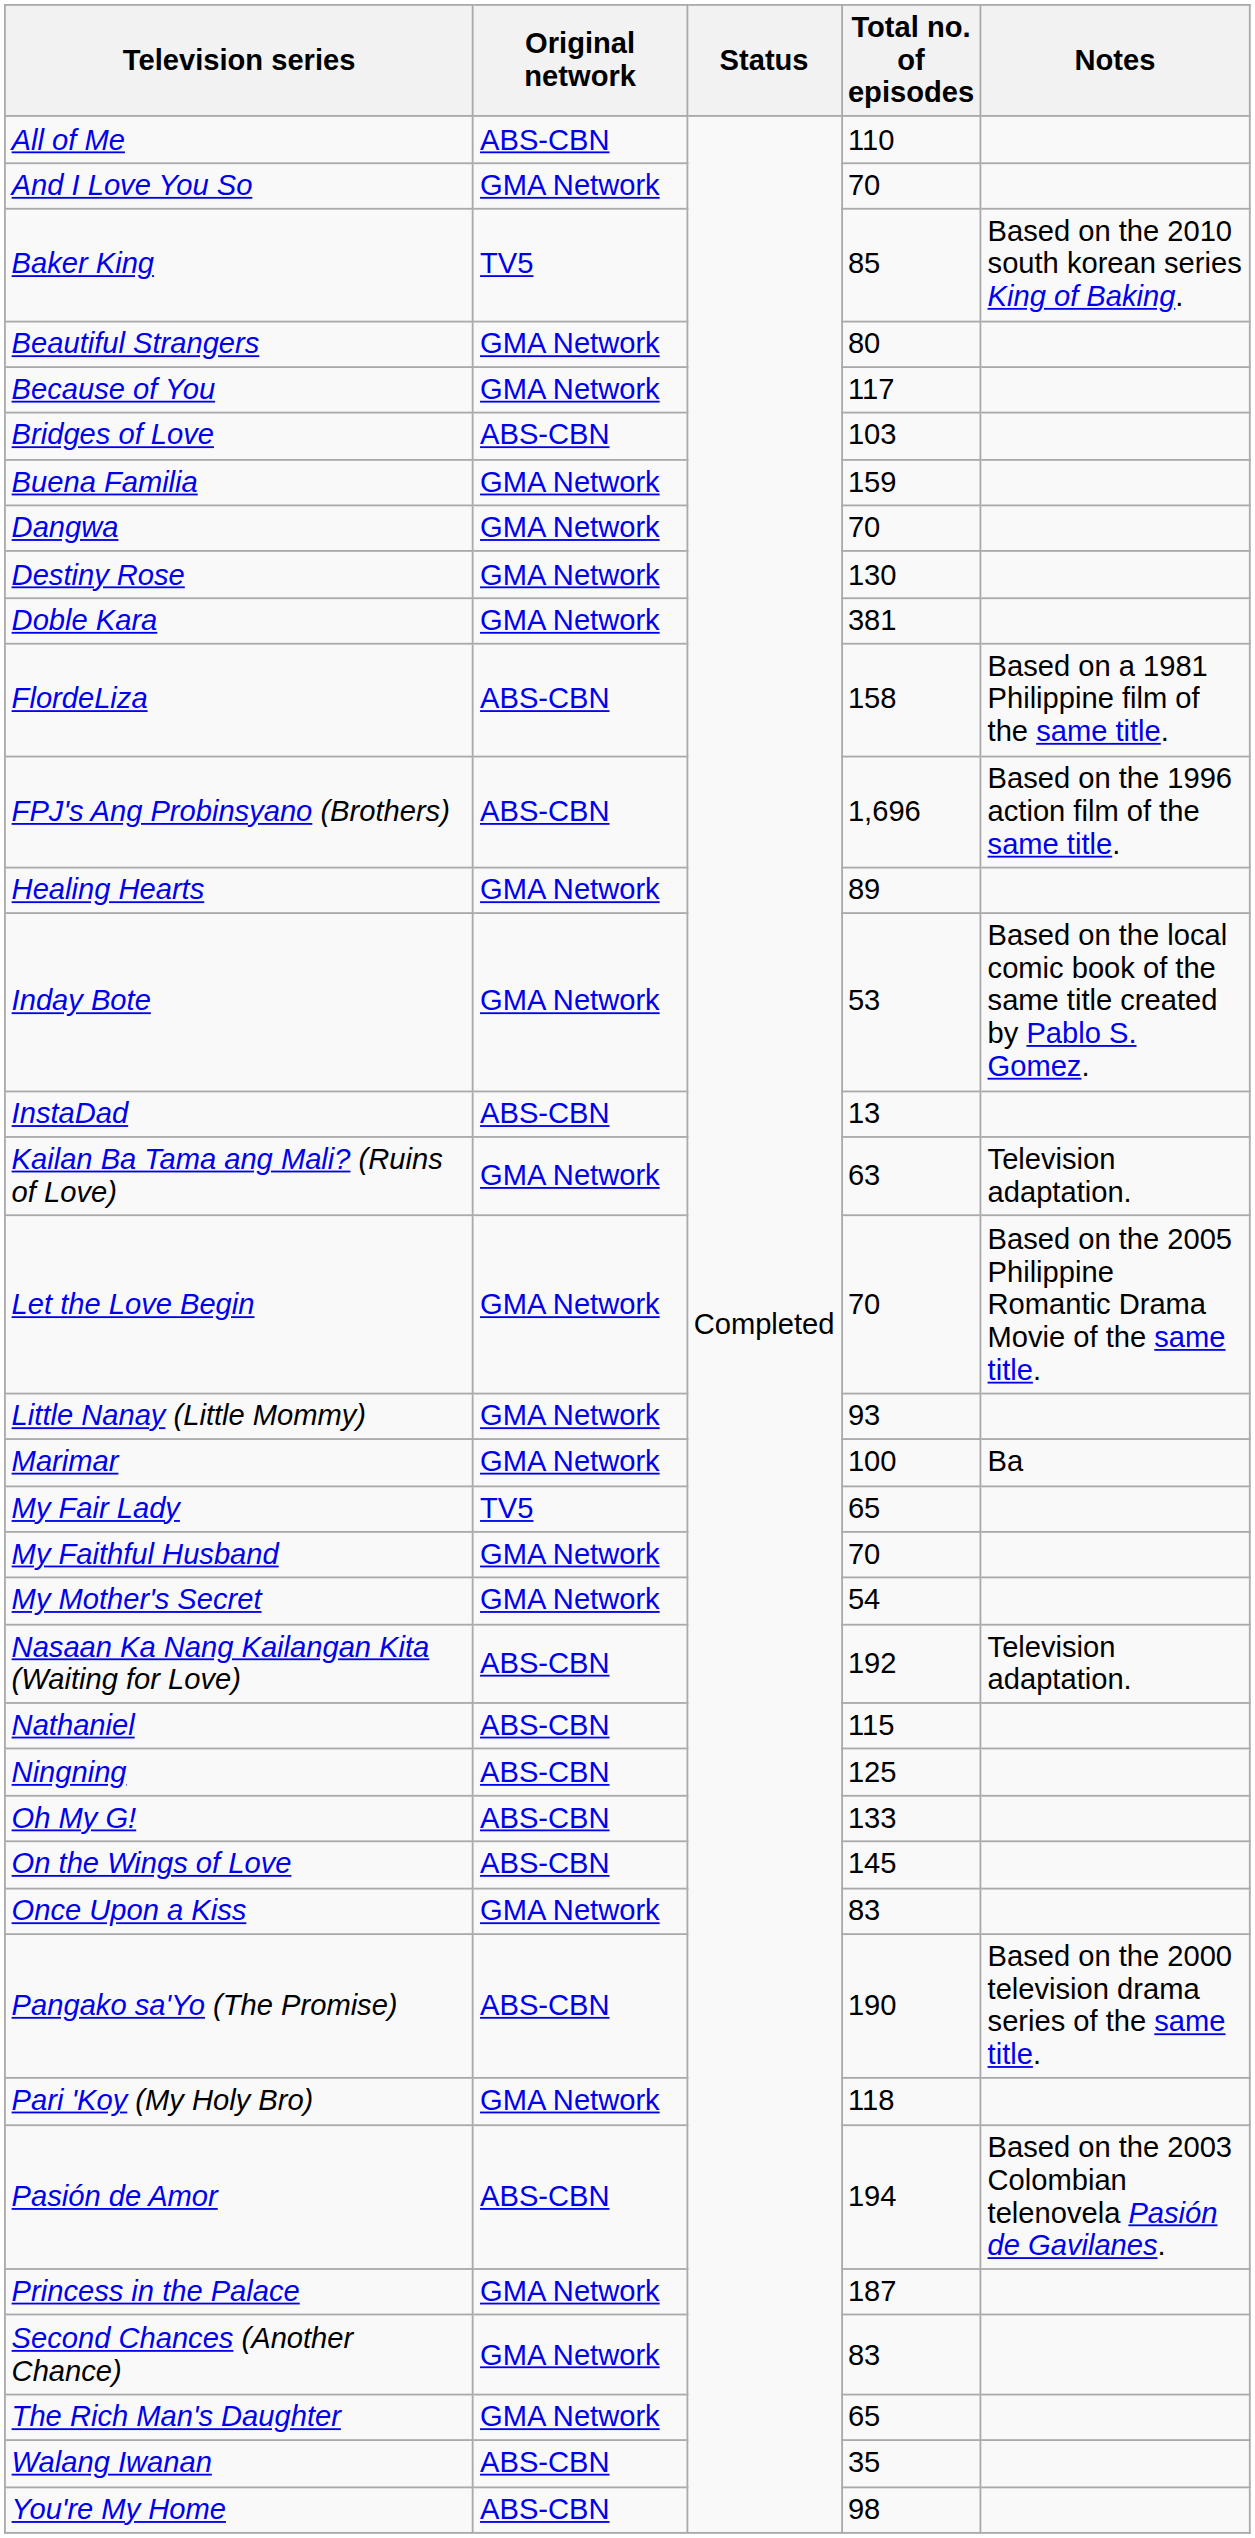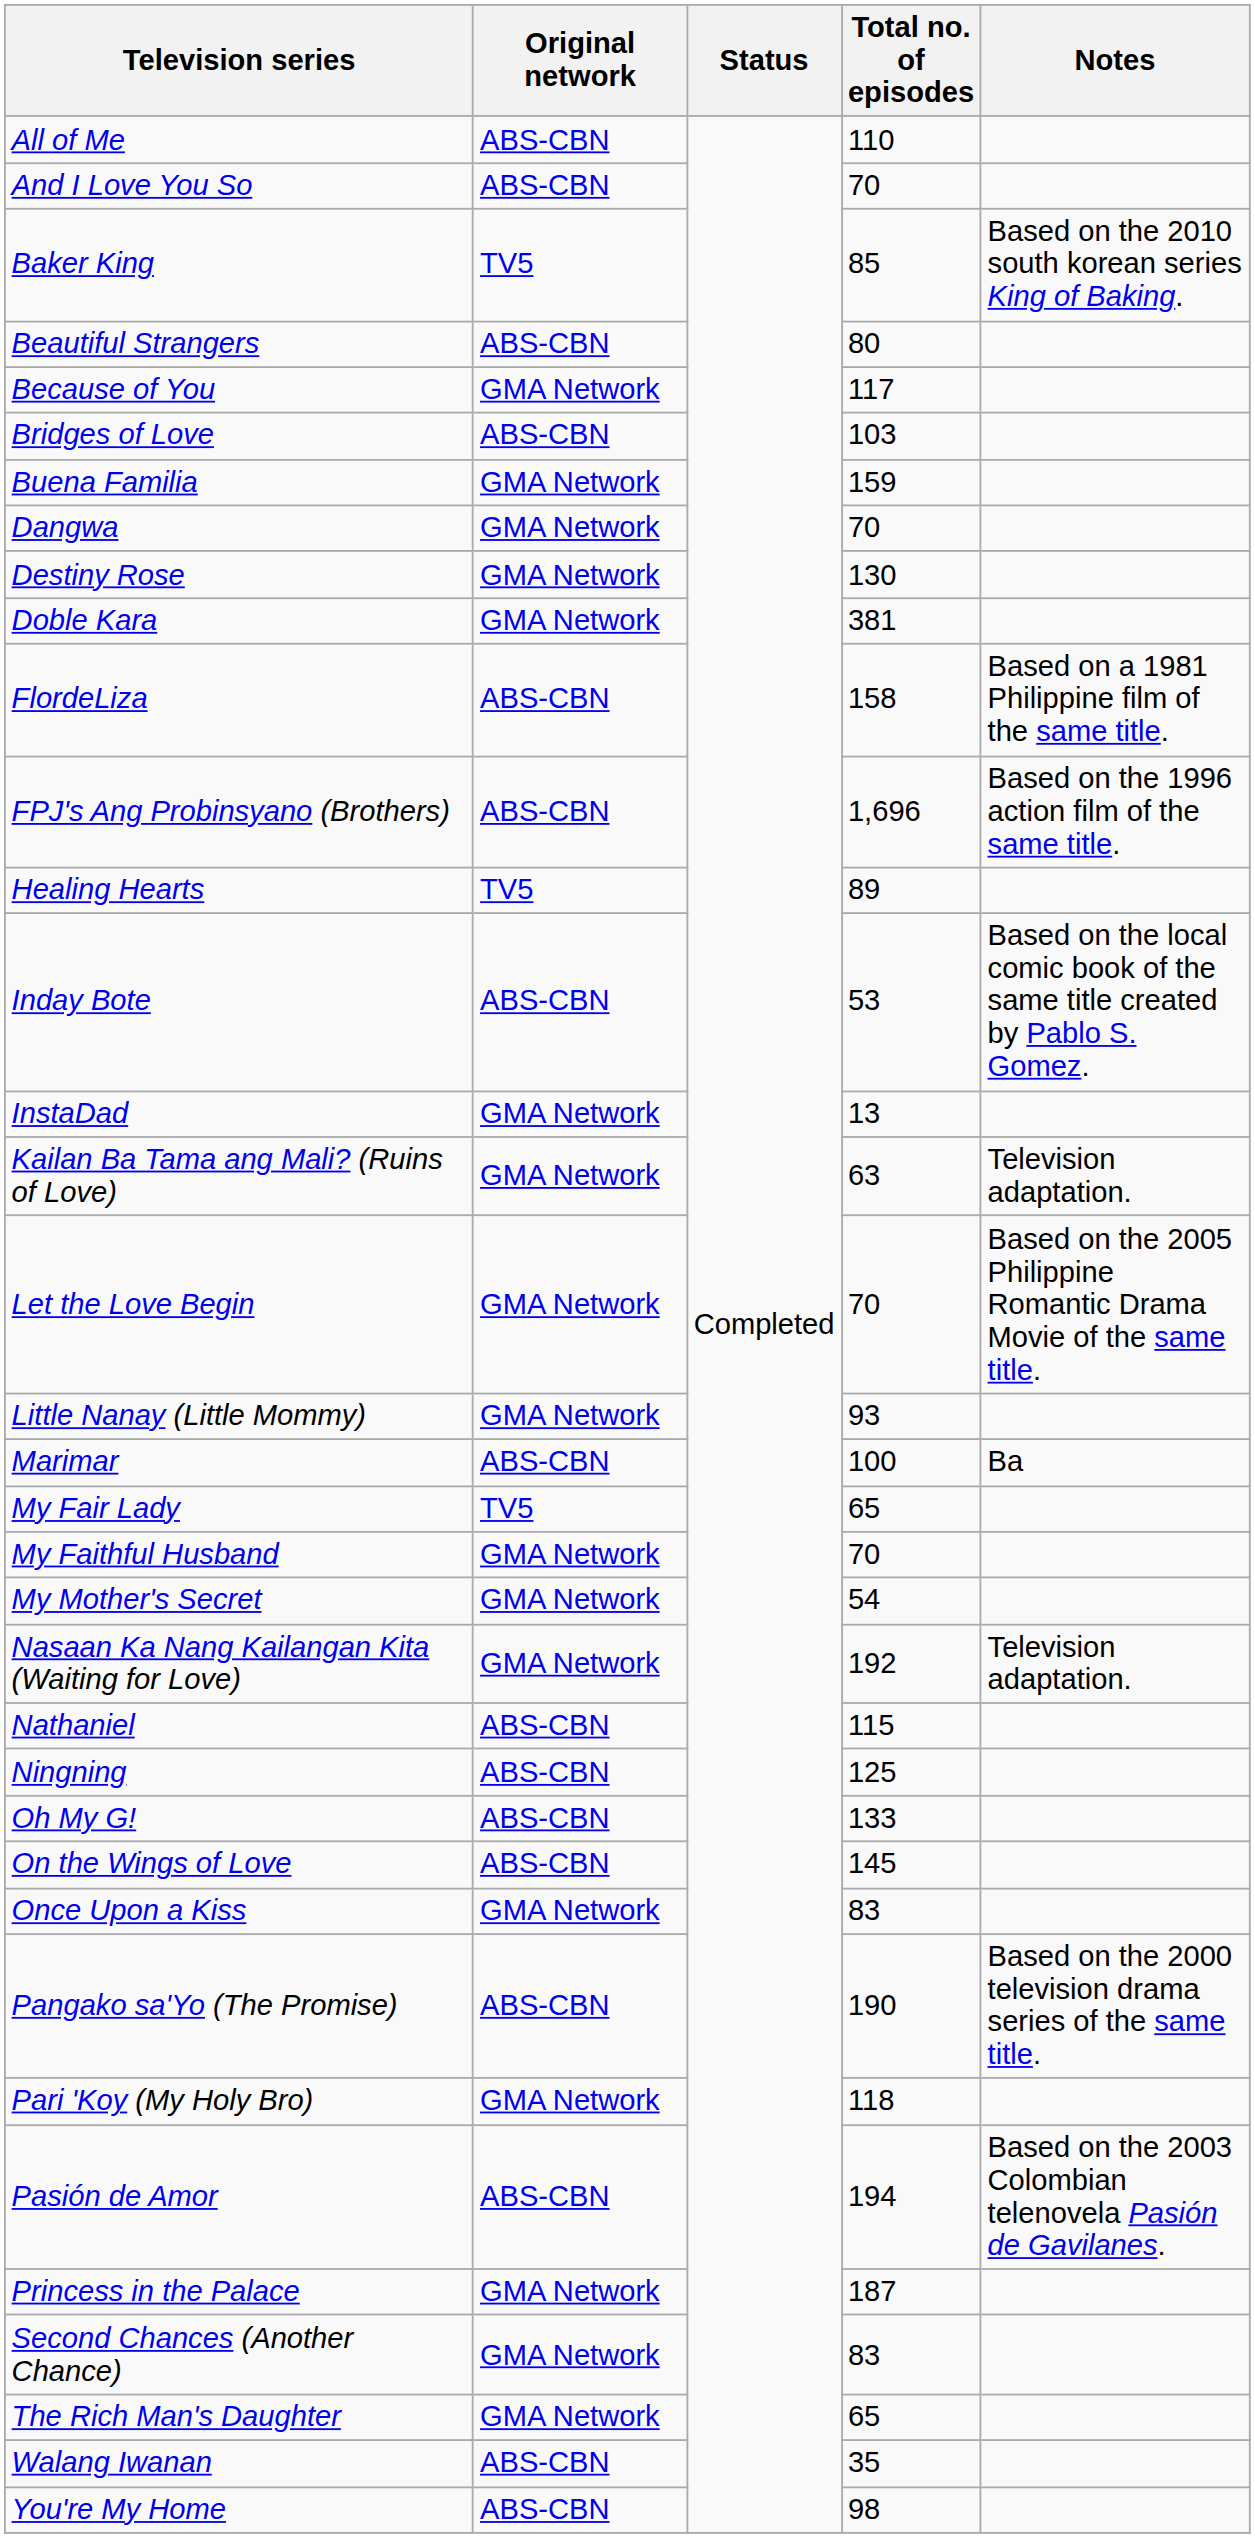(570, 185) GMA Network -> (545, 185) ABS-CBN
(570, 343) GMA Network -> (545, 343) ABS-CBN
(570, 890) GMA Network -> (507, 890) TV5
(570, 1001) GMA Network -> (545, 1001) ABS-CBN
(545, 1113) ABS-CBN -> (570, 1113) GMA Network
(570, 1461) GMA Network -> (545, 1461) ABS-CBN
(545, 1663) ABS-CBN -> (570, 1663) GMA Network
